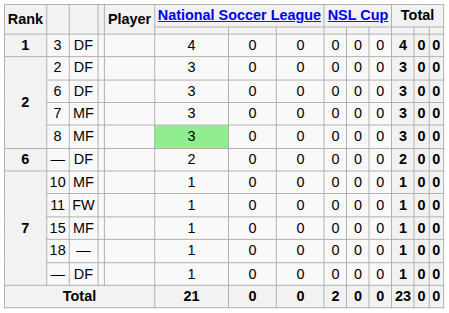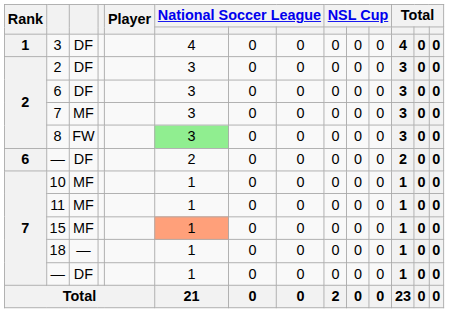(83, 136) MF -> (83, 136) FW
(83, 205) FW -> (83, 205) MF
(192, 228) no background -> (192, 228) lightsalmon background
